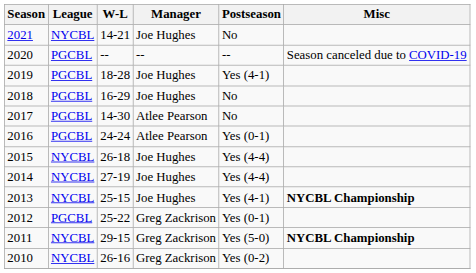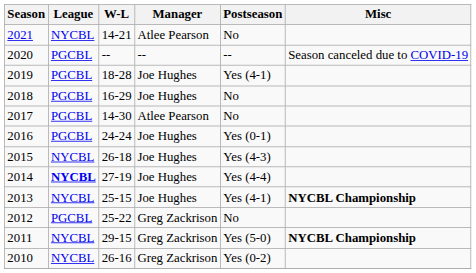(166, 34) Joe Hughes -> (173, 34) Atlee Pearson
(172, 136) Atlee Pearson -> (167, 136) Joe Hughes
(246, 156) Yes (4-4) -> (247, 156) Yes (4-3)
(73, 177) normal -> (73, 177) bold
(246, 217) Yes (0-1) -> (231, 217) No
